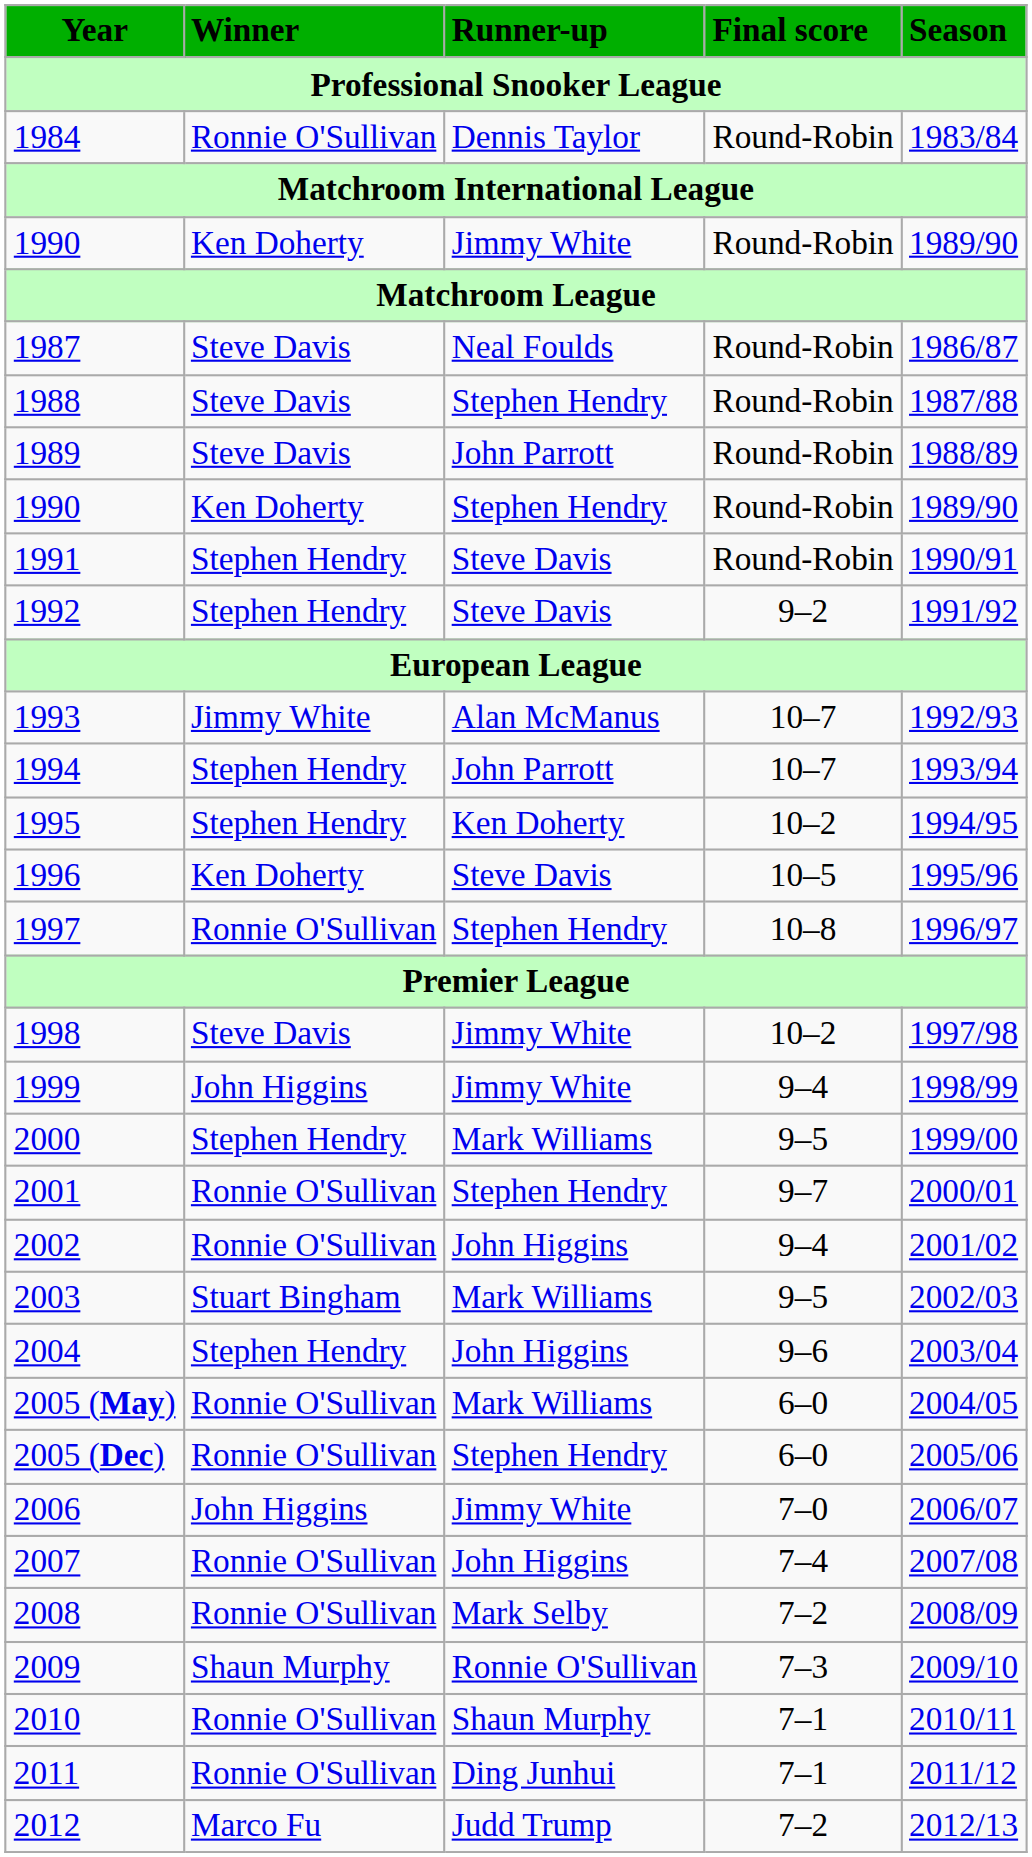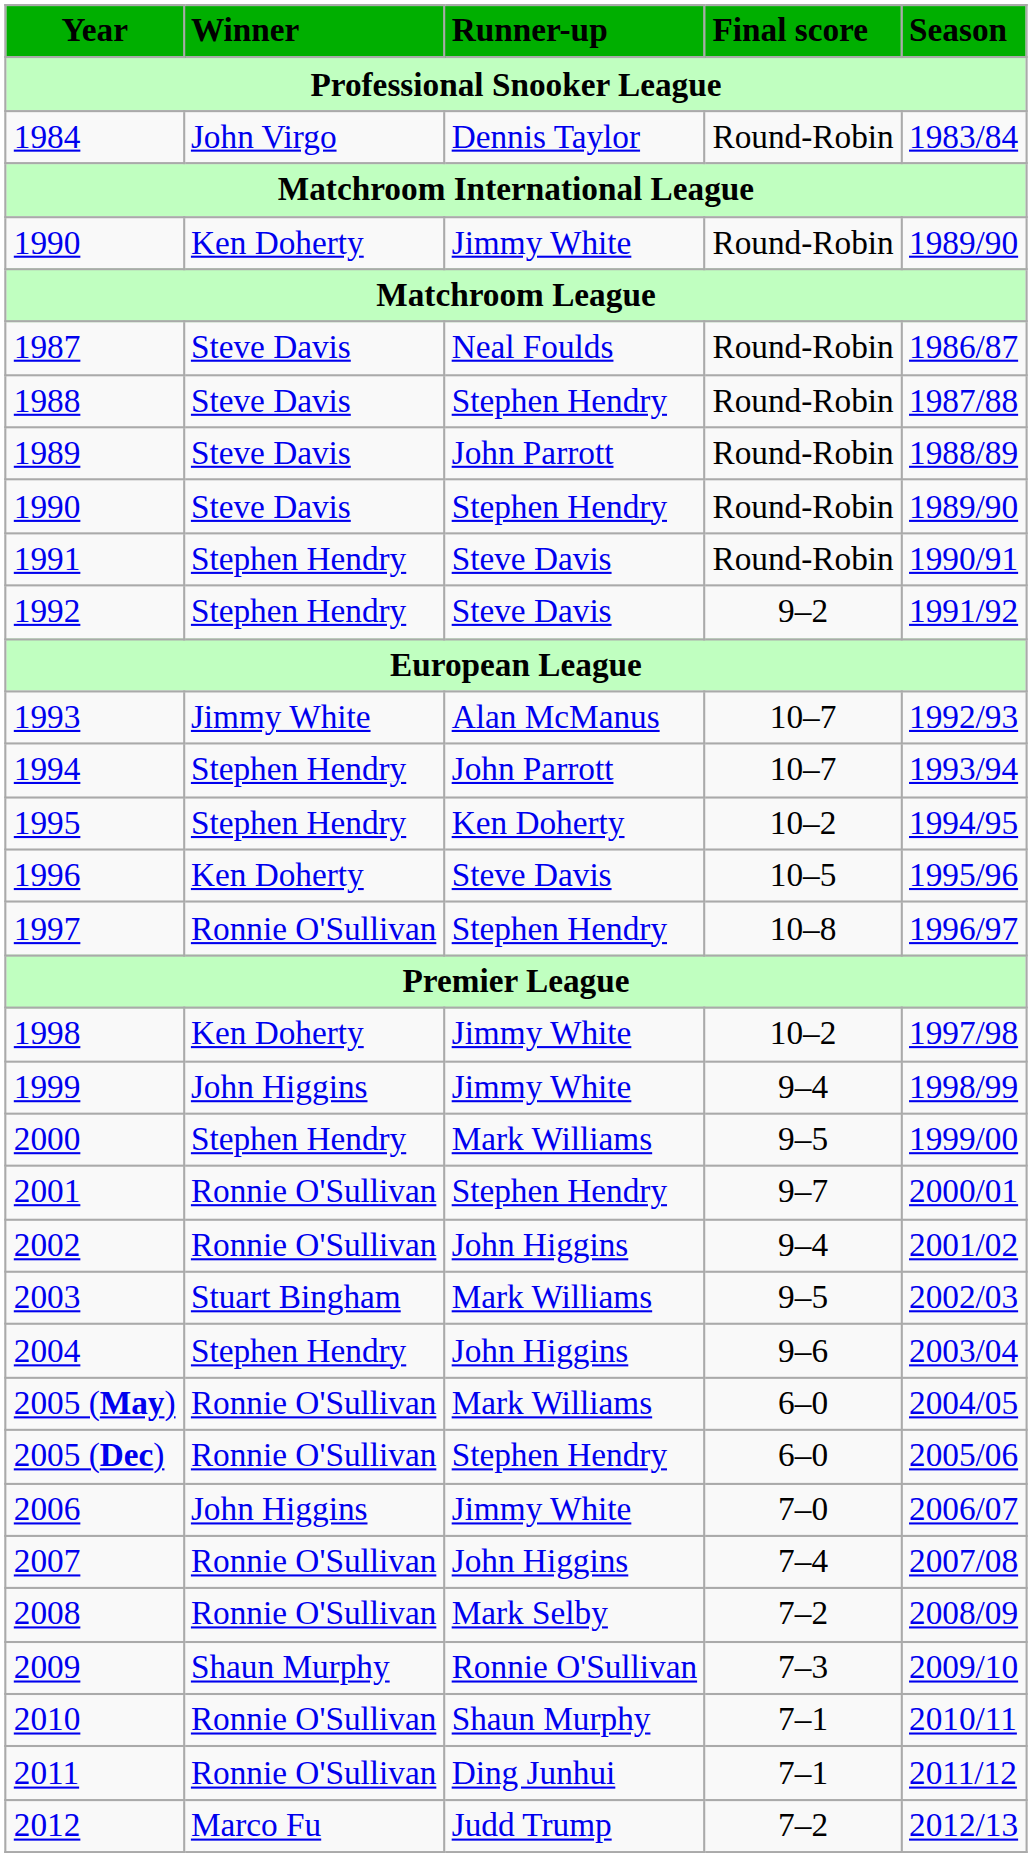(314, 136) Ronnie O'Sullivan -> (264, 136) John Virgo
(277, 505) Ken Doherty -> (271, 505) Steve Davis
(271, 1033) Steve Davis -> (277, 1033) Ken Doherty
